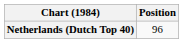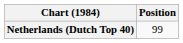(157, 30) 96 -> (157, 30) 99
